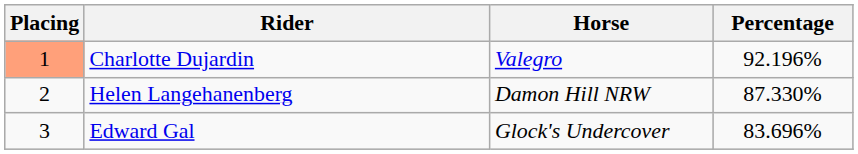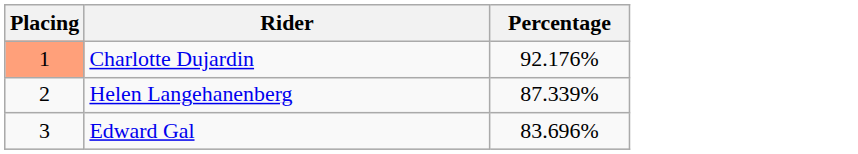- column: (601, 22)
(783, 59) 92.196% -> (559, 59) 92.176%
(783, 95) 87.330% -> (559, 95) 87.339%
